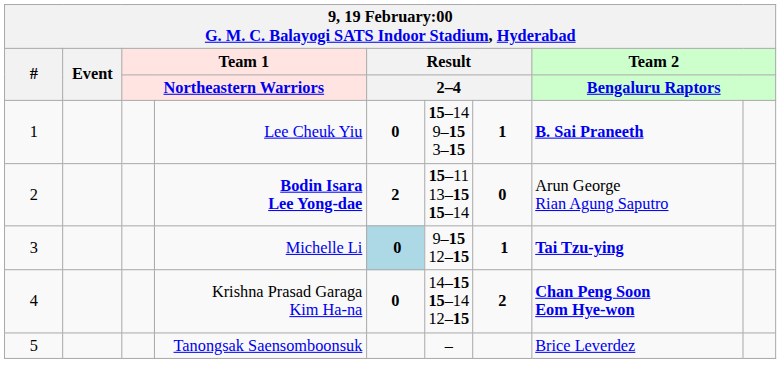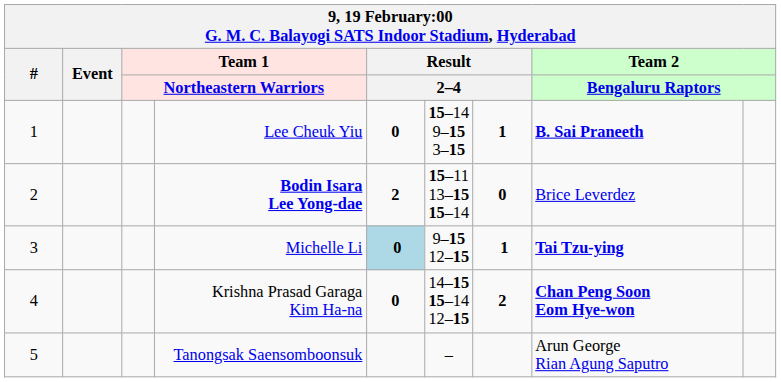(602, 194) Arun George Rian Agung Saputro -> (585, 194) Brice Leverdez
(585, 345) Brice Leverdez -> (602, 354) Arun George Rian Agung Saputro
